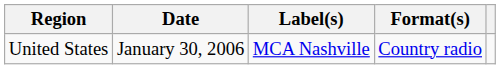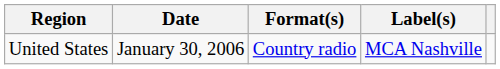columns swapped: (430, 19) <-> (311, 19)
